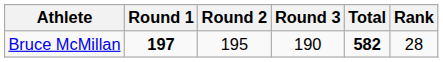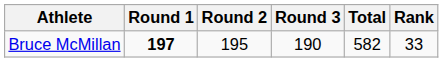(367, 44) bold -> (367, 44) normal
(414, 44) 28 -> (414, 44) 33
